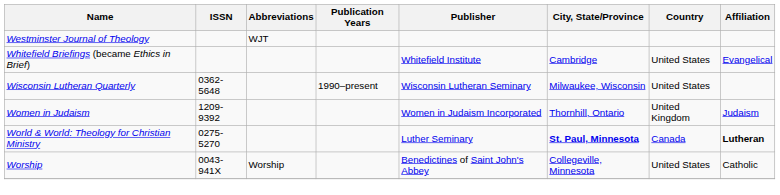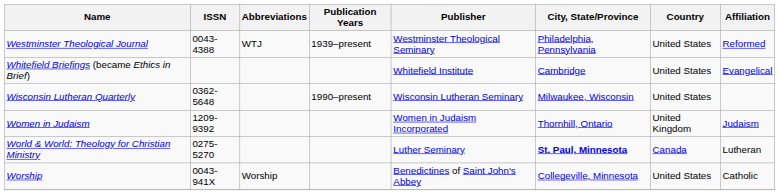- row: (78, 38)
+ row: (77, 44)
(743, 139) bold -> (742, 150) normal
